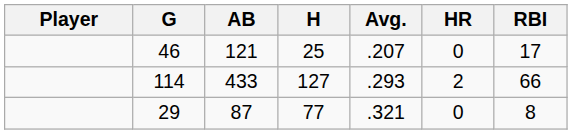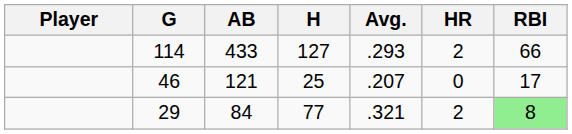rows swapped: (169, 81) <-> (169, 50)
(241, 112) 87 -> (241, 112) 84
(458, 112) 0 -> (458, 112) 2
(530, 112) no background -> (530, 112) lightgreen background
